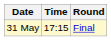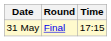columns swapped: (56, 12) <-> (89, 12)
